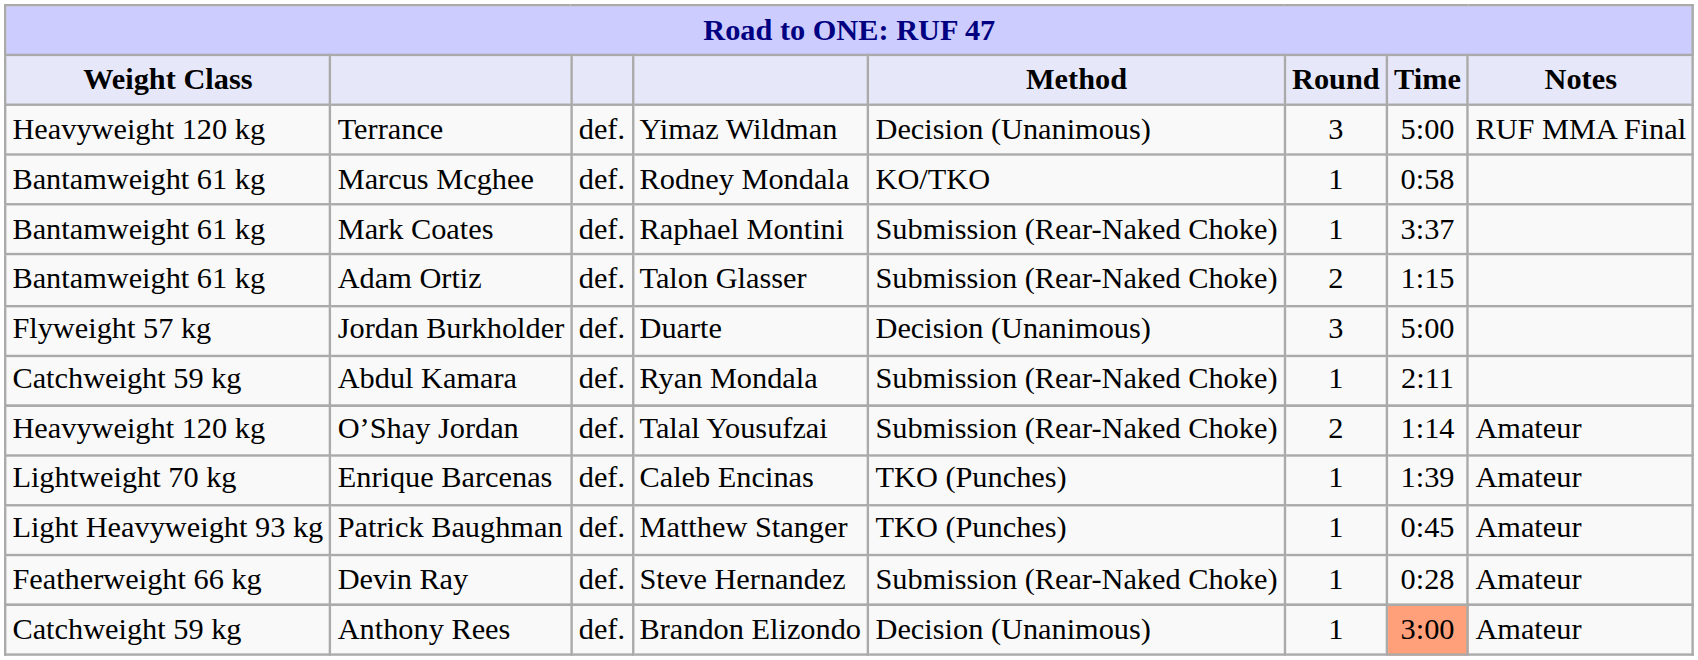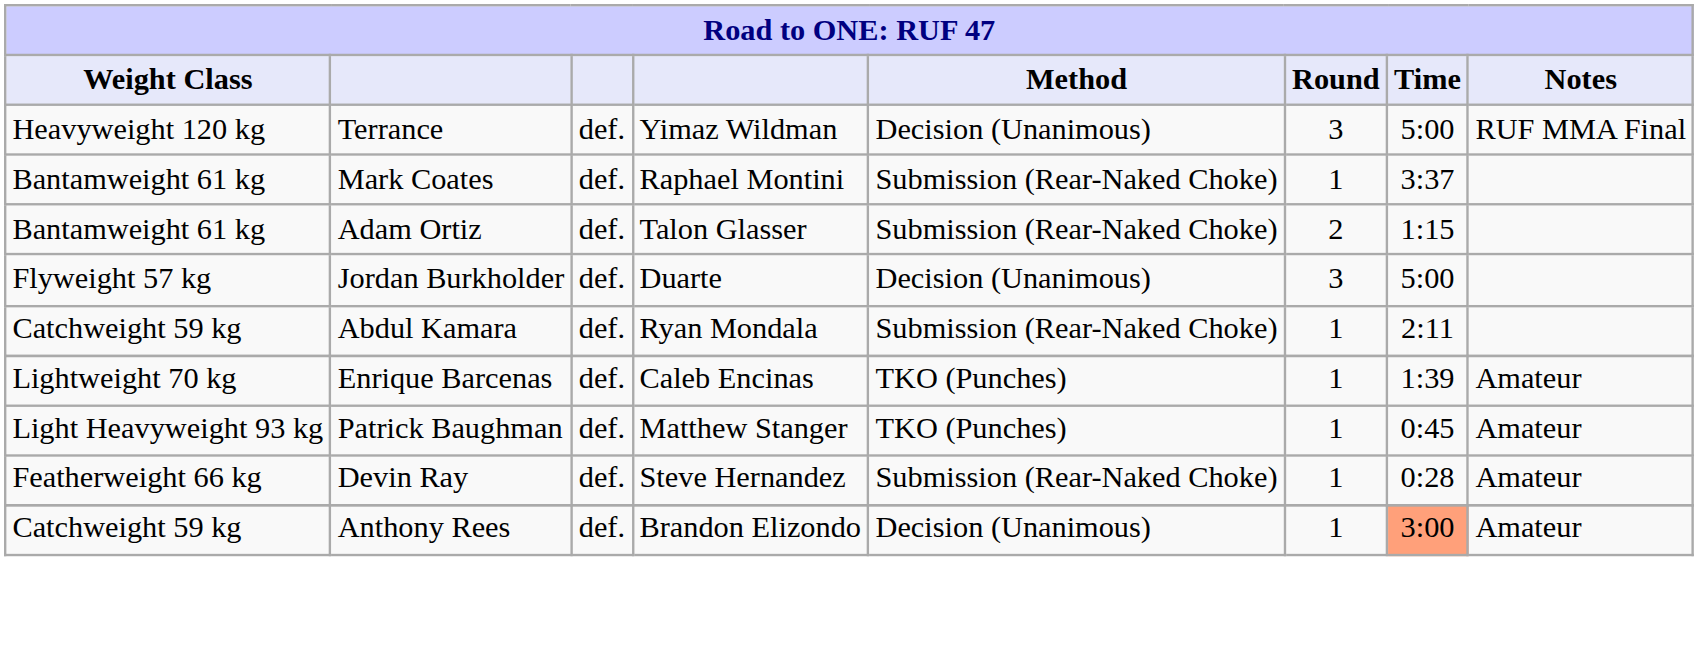- row: (436, 179)
- row: (428, 429)
